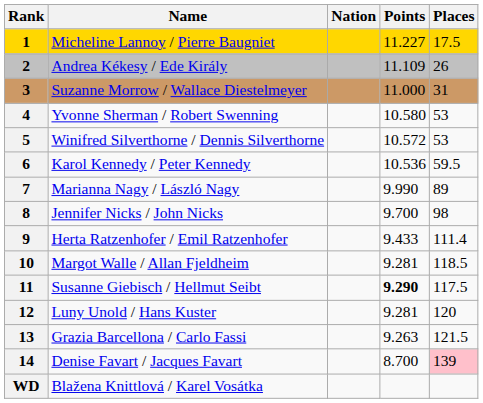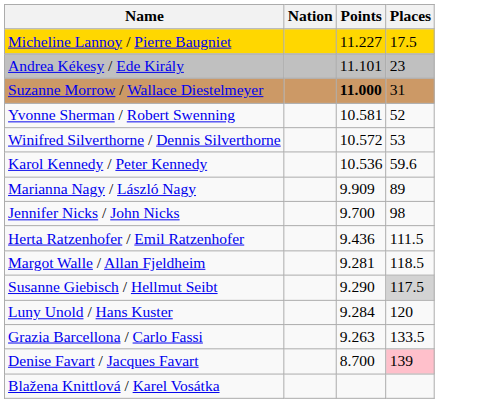- column: (26, 16)
(404, 66) 11.109 -> (361, 66) 11.101
(441, 66) 26 -> (397, 66) 23
(404, 90) normal -> (361, 90) bold
(405, 115) 10.580 -> (361, 115) 10.581
(441, 115) 53 -> (397, 115) 52
(447, 164) 59.5 -> (403, 164) 59.6
(401, 189) 9.990 -> (357, 189) 9.909
(401, 238) 9.433 -> (357, 238) 9.436
(450, 238) 111.4 -> (407, 238) 111.5
(401, 287) bold -> (357, 287) normal
(450, 287) no background -> (407, 287) lightgrey background
(401, 312) 9.281 -> (357, 312) 9.284
(451, 336) 121.5 -> (407, 336) 133.5
